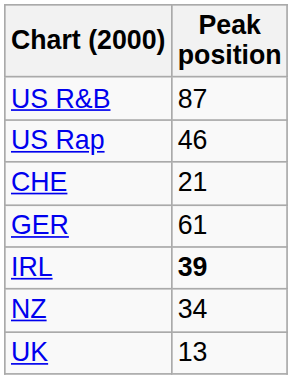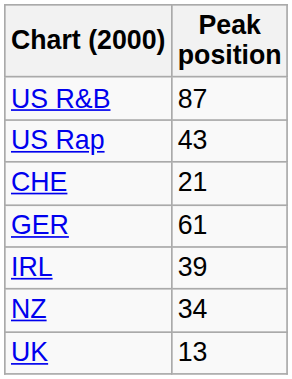(193, 140) 46 -> (193, 140) 43
(193, 267) bold -> (193, 267) normal
